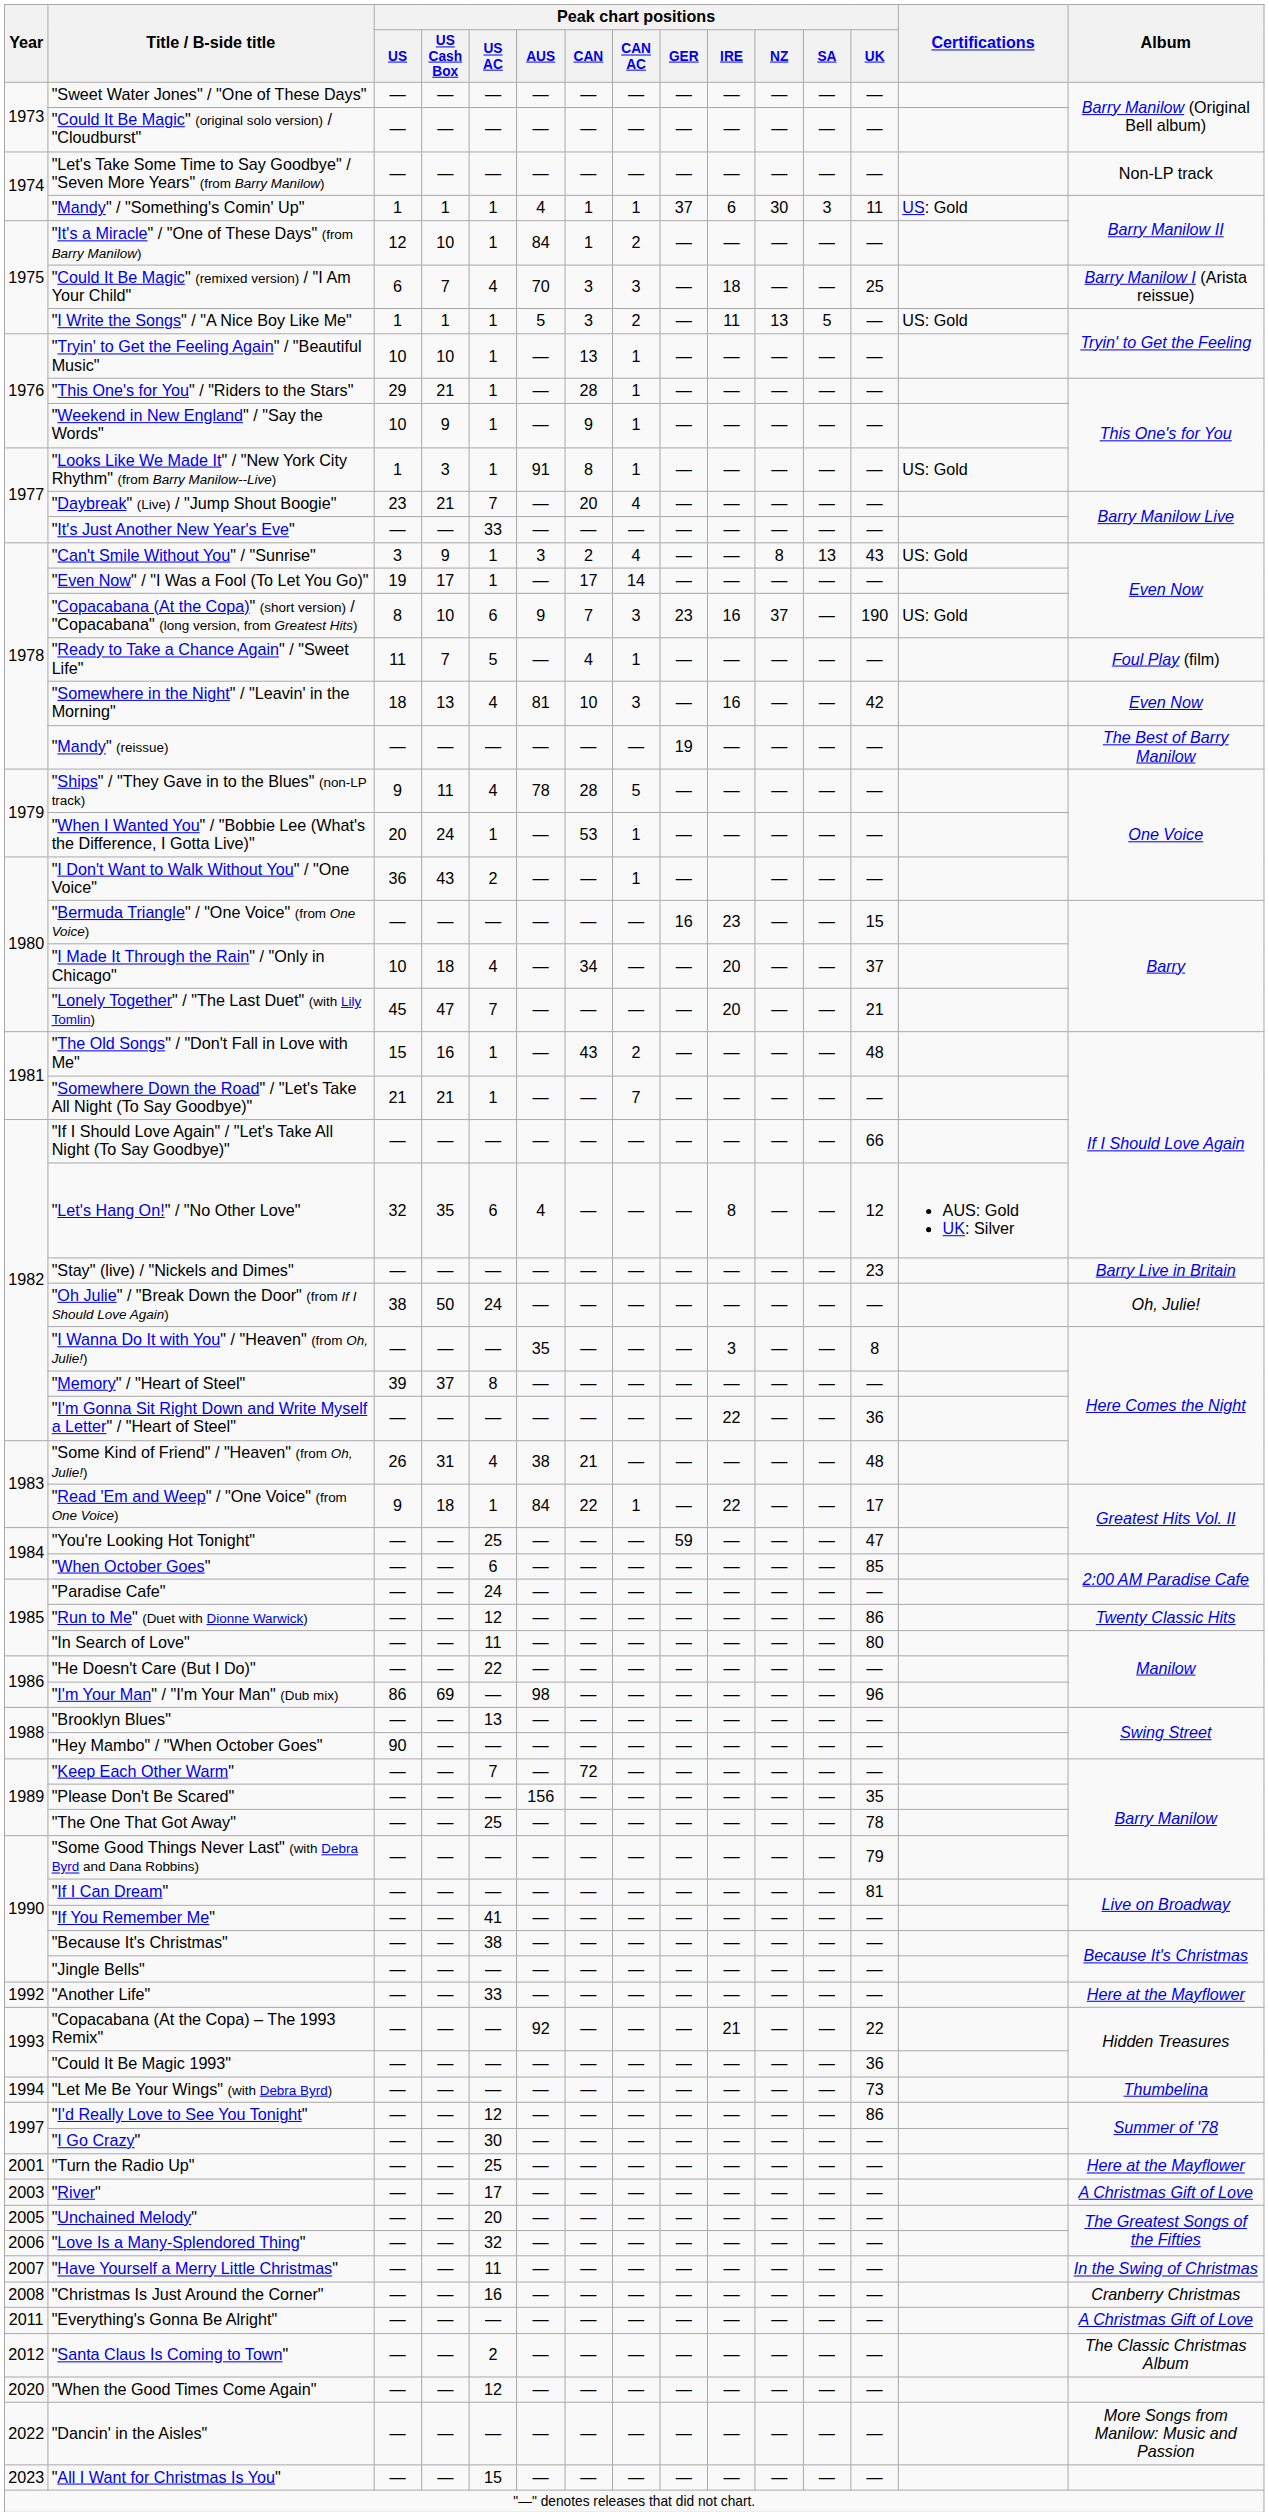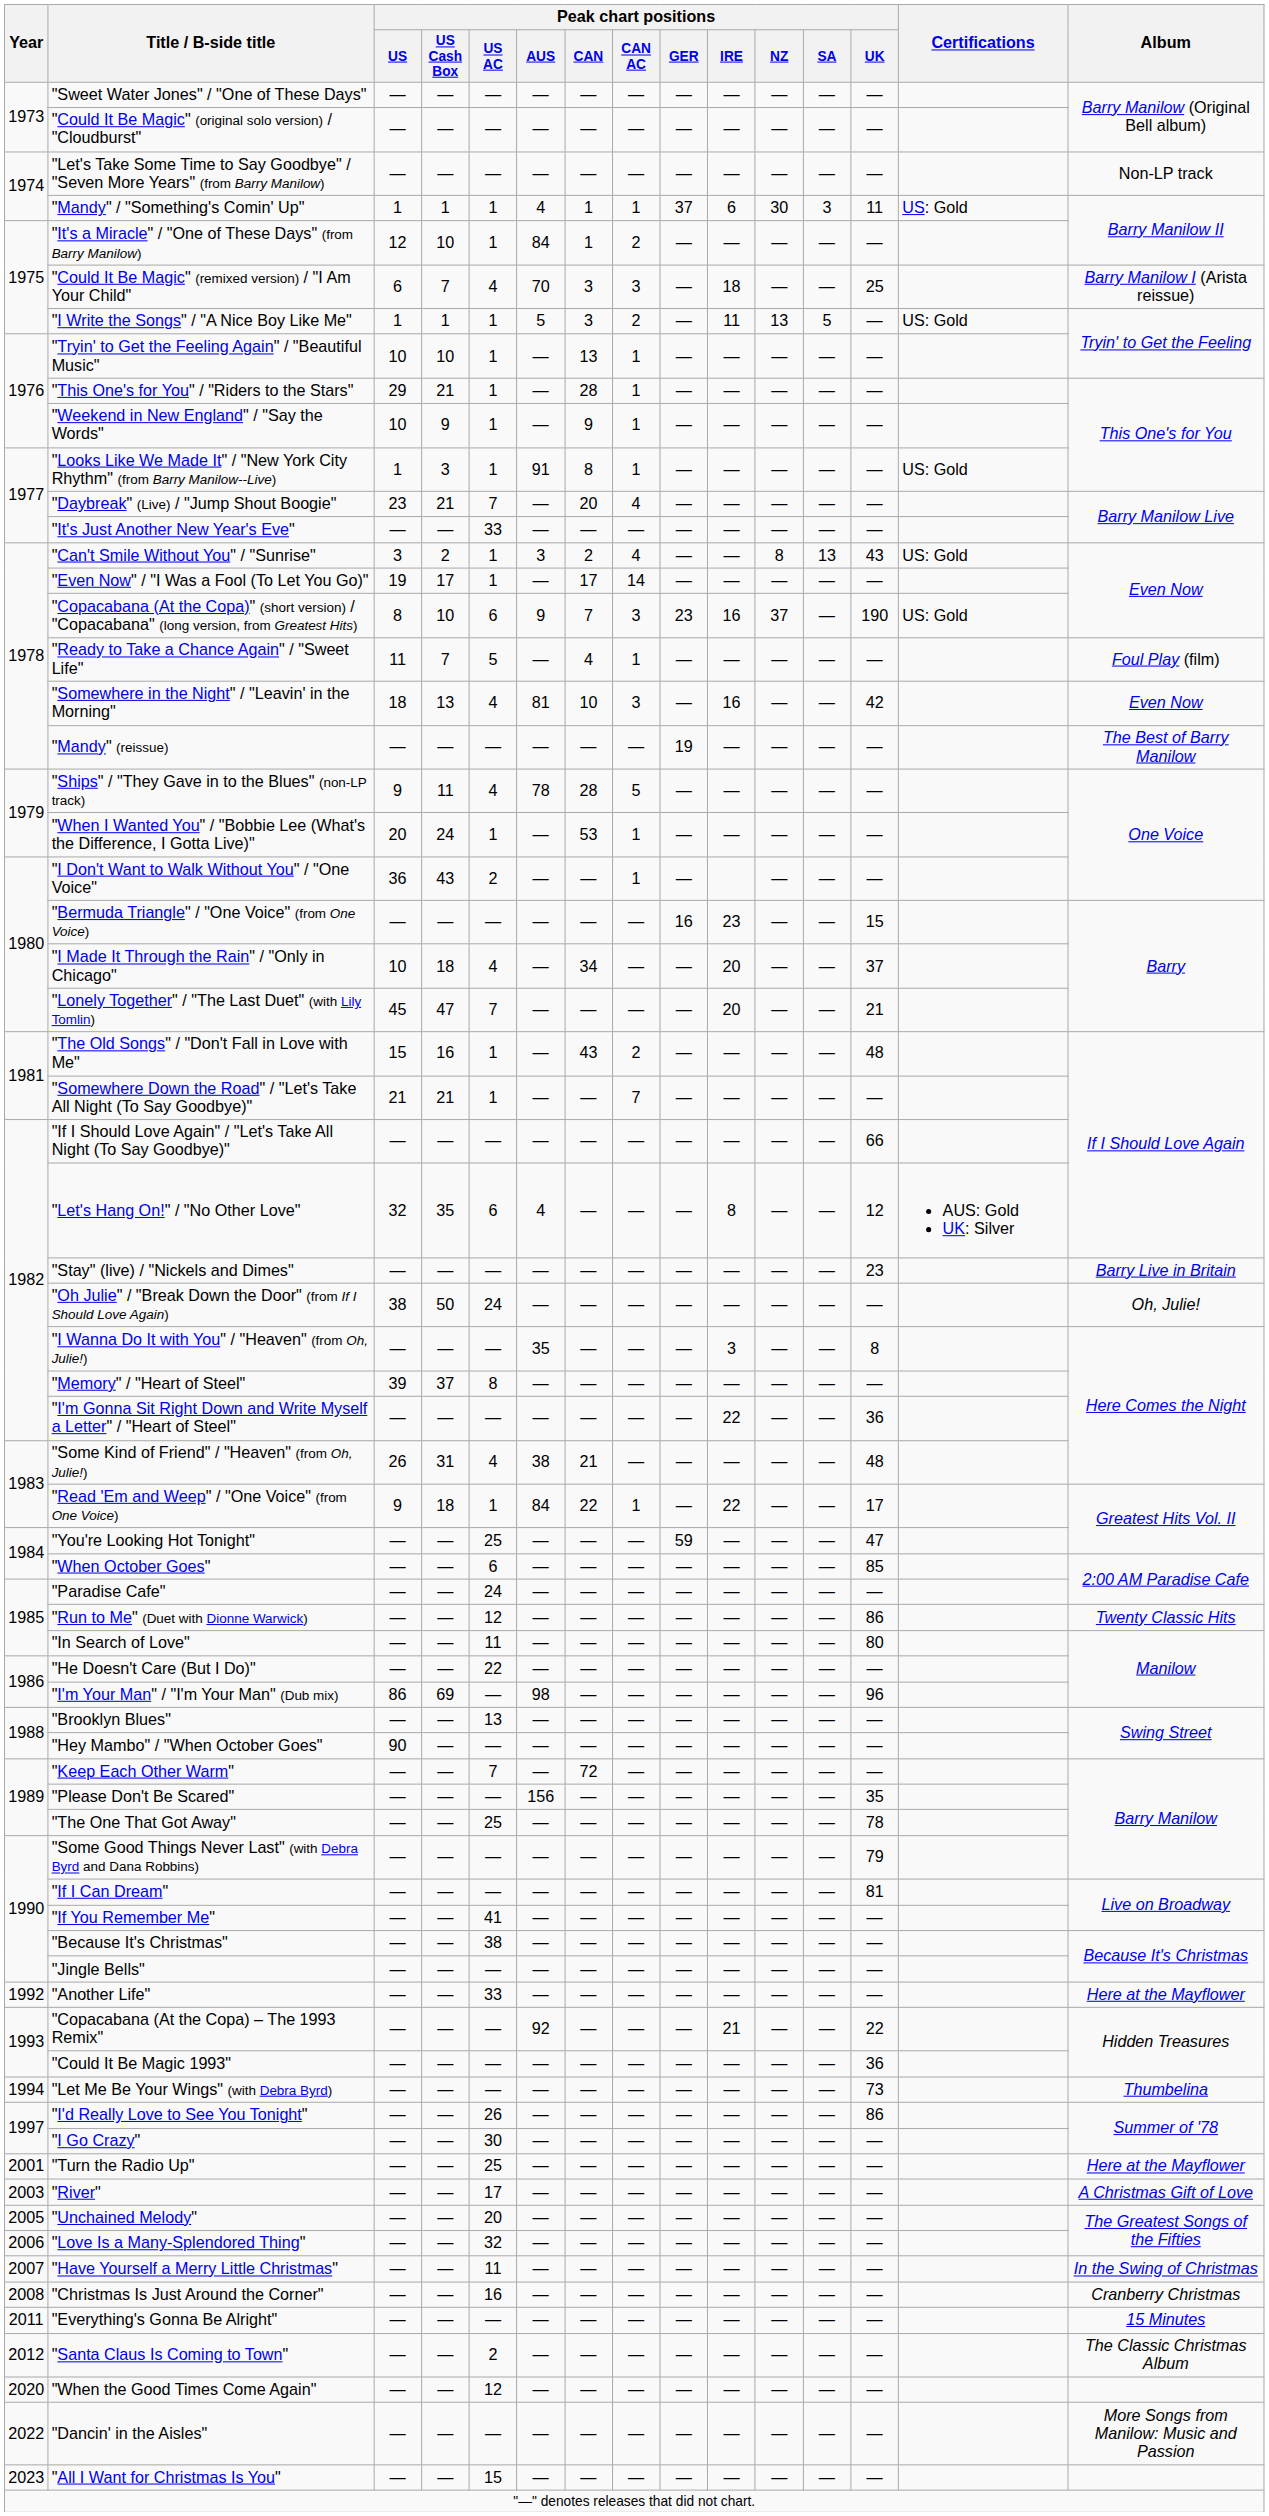(445, 555) 9 -> (445, 555) 2
(493, 2115) 12 -> (493, 2115) 26
(1166, 2320) A Christmas Gift of Love -> (1166, 2320) 15 Minutes
